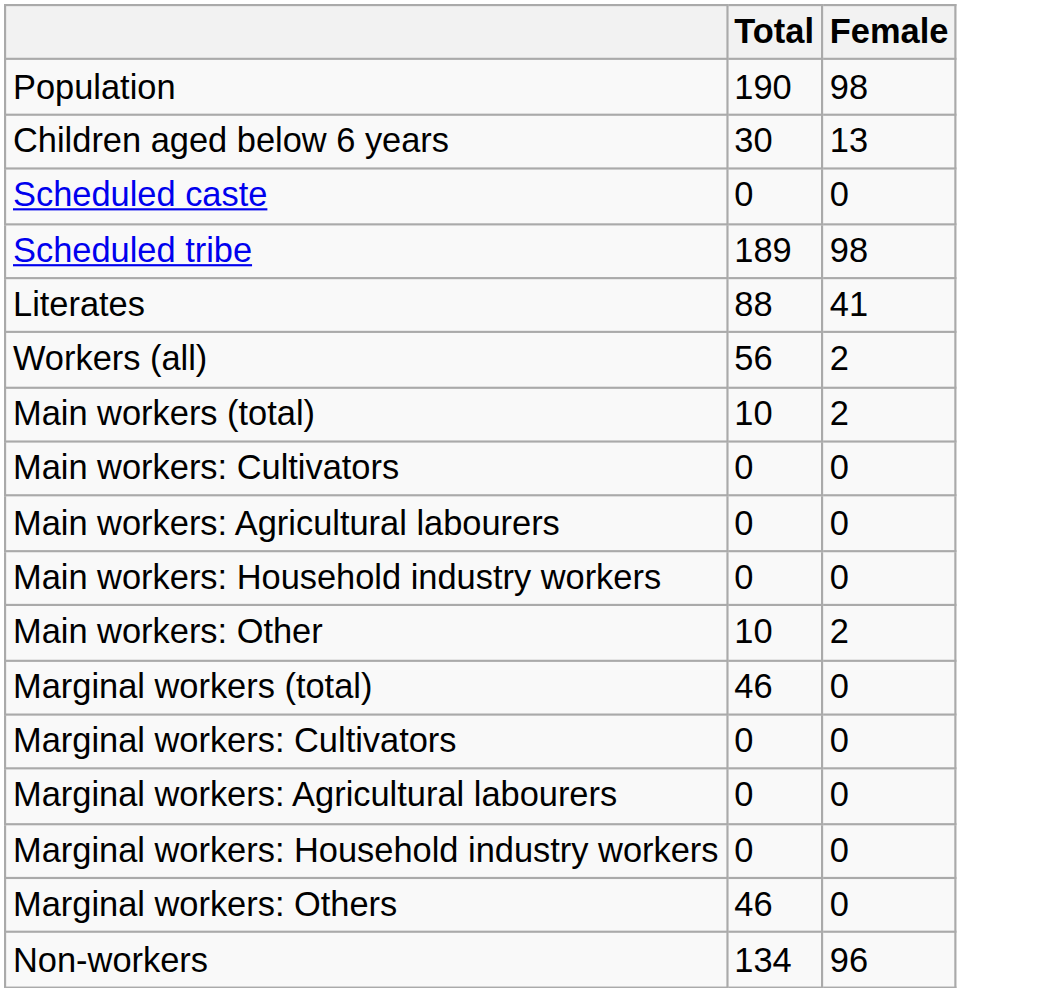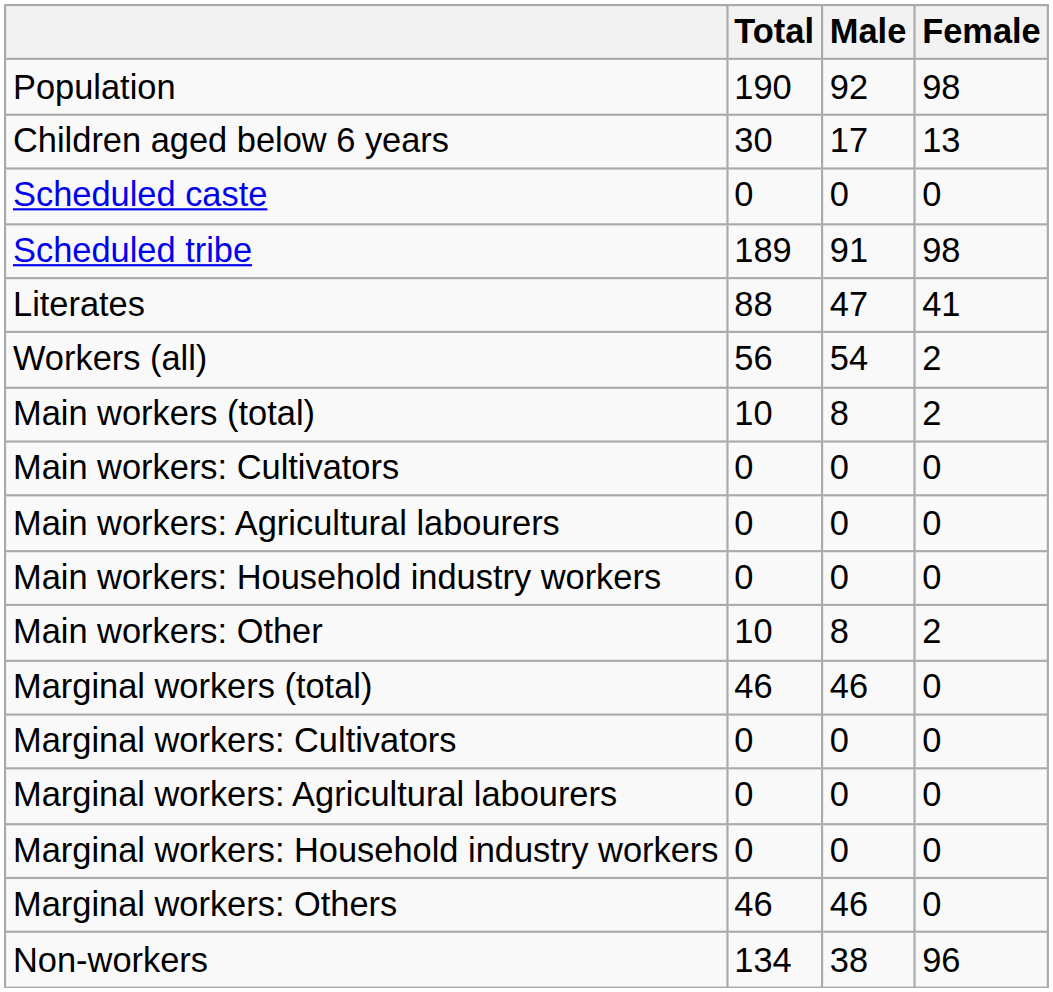+ column: (868, 31)
